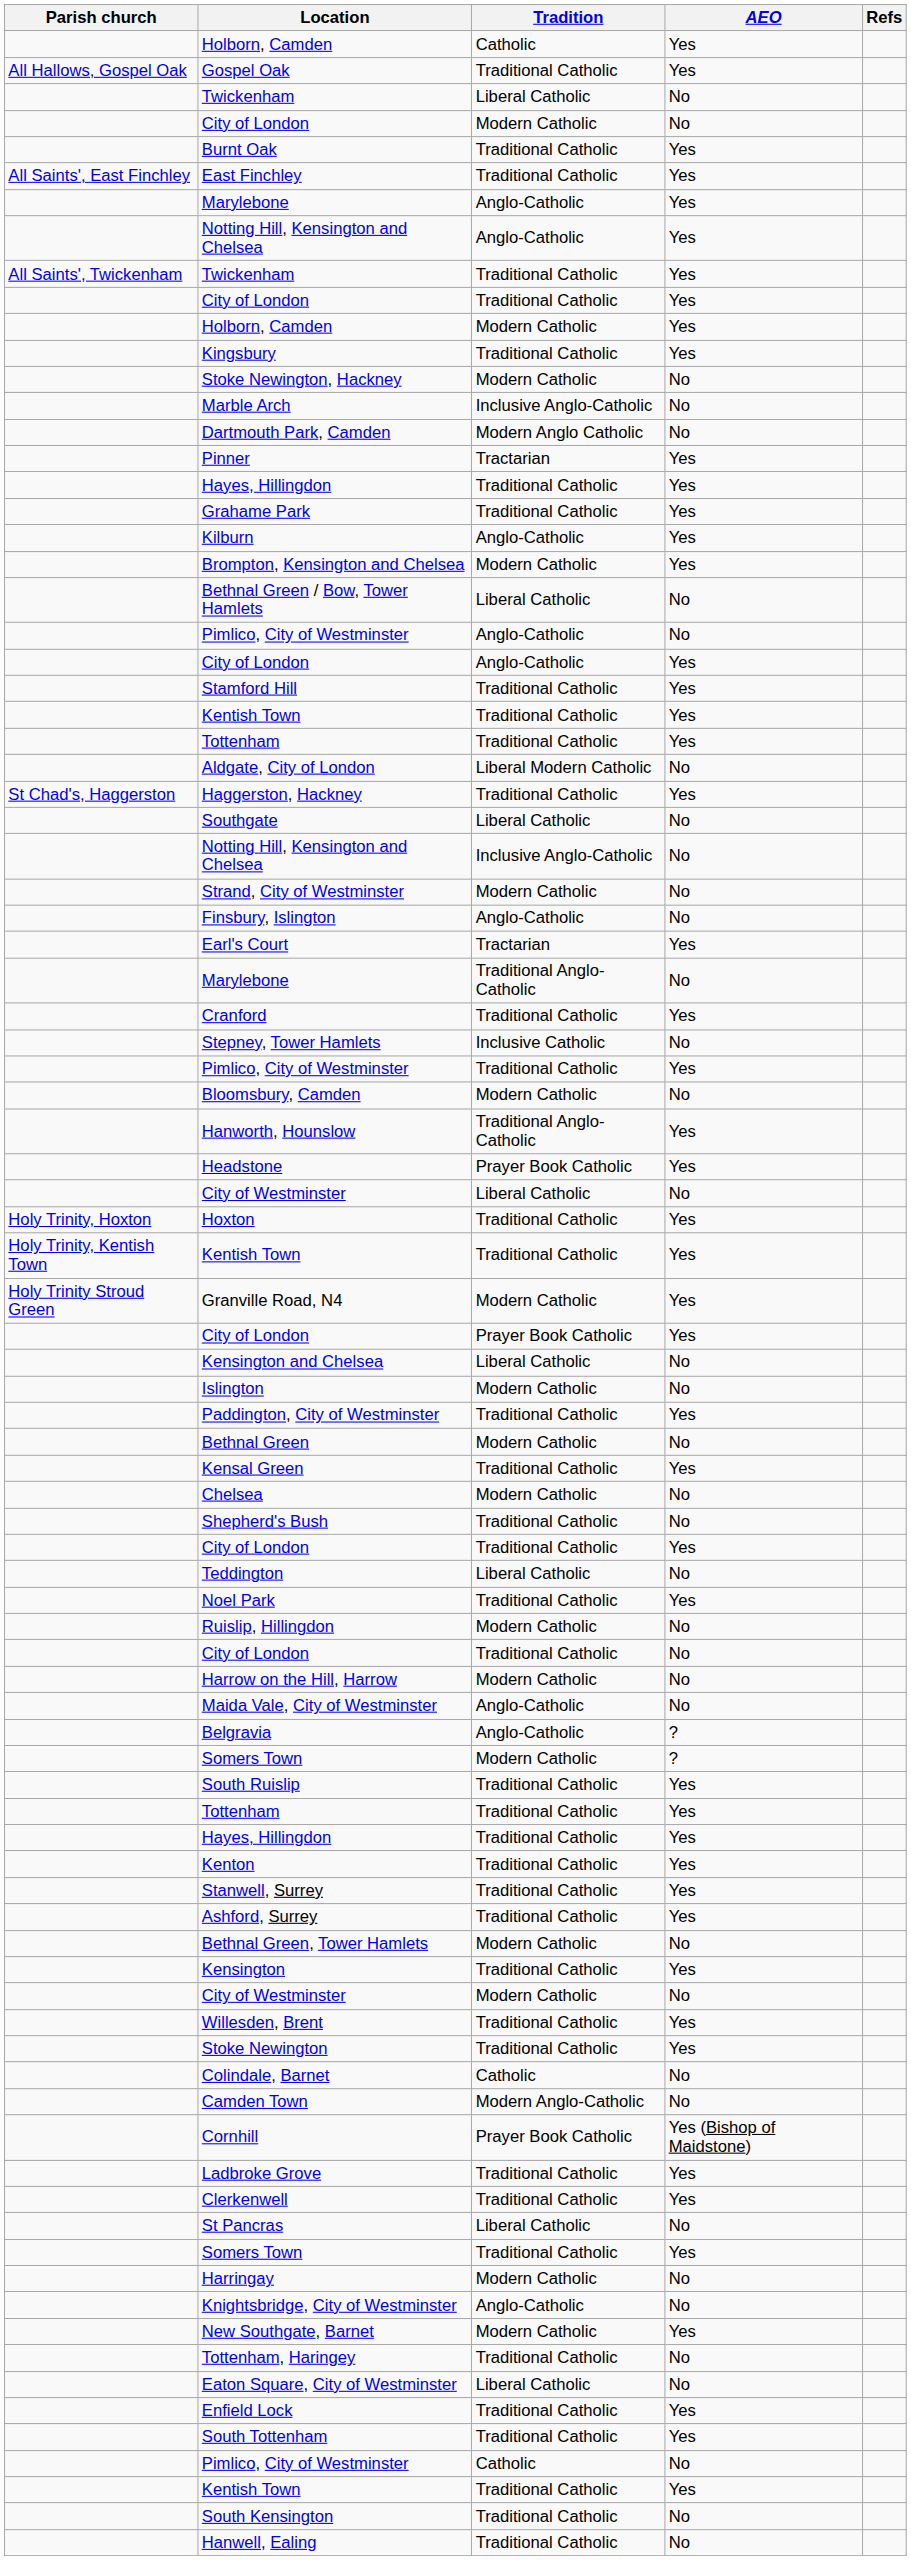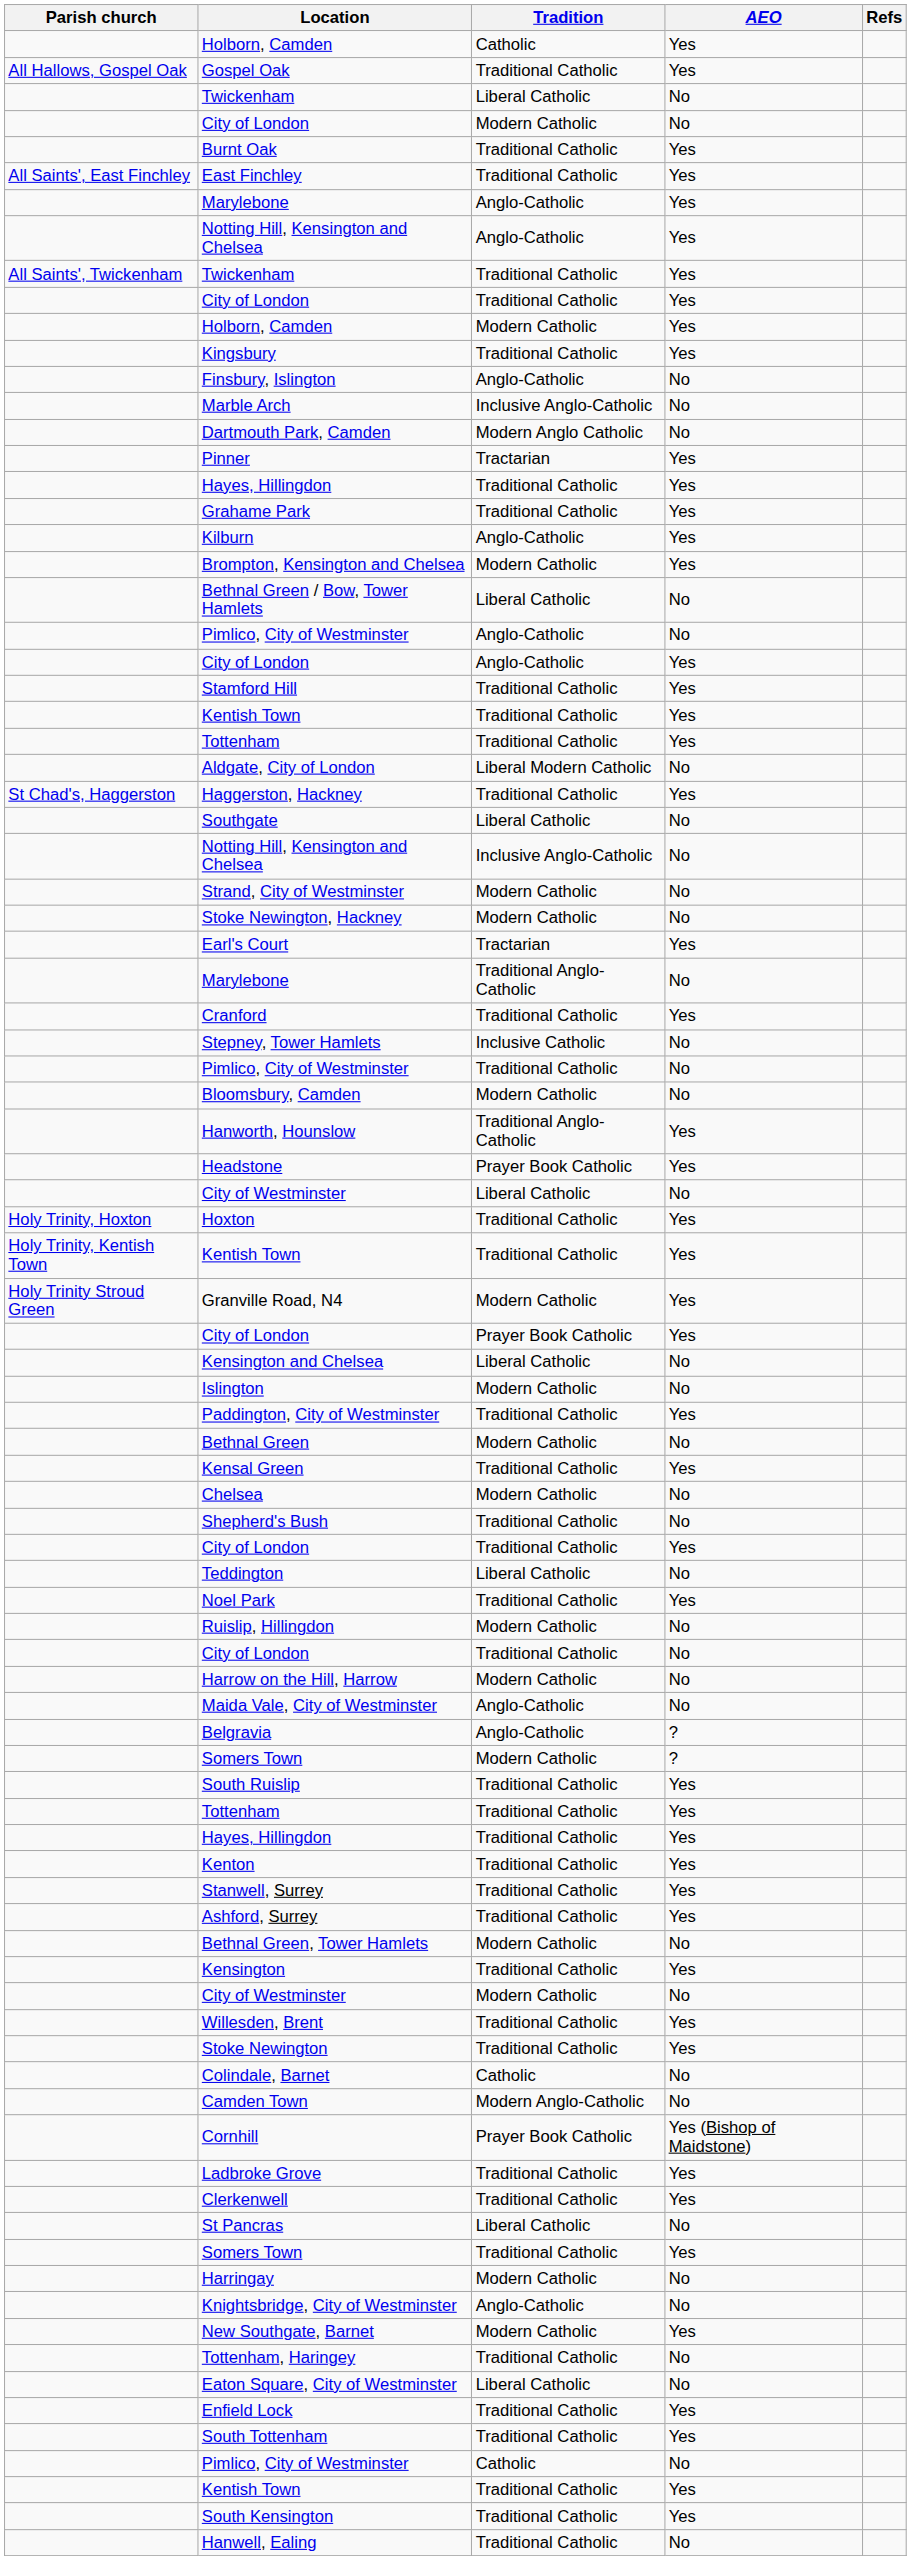rows swapped: (302, 379) <-> (269, 918)
(682, 1069) Yes -> (679, 1069) No
(679, 2516) No -> (682, 2516) Yes
